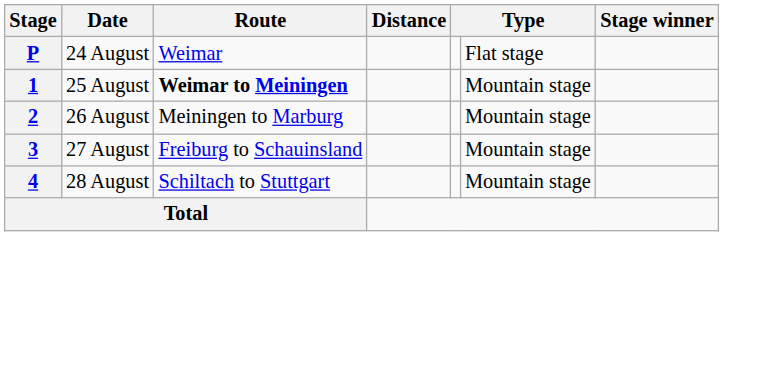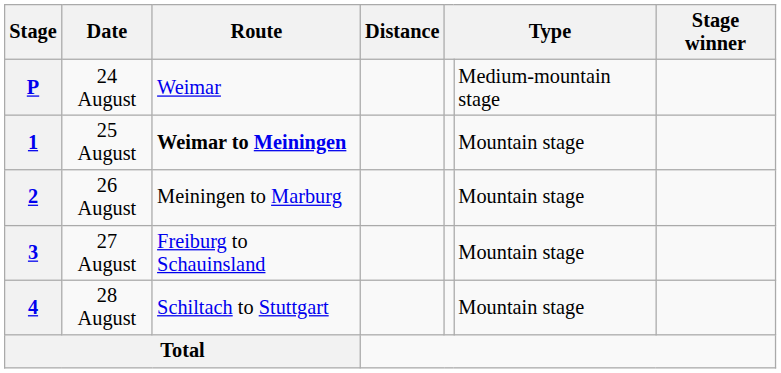(504, 52) Flat stage -> (535, 87) Medium-mountain stage
